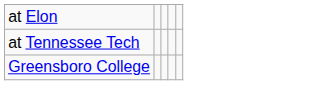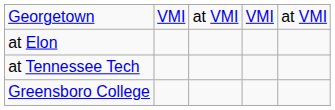+ row: (51, 17)
